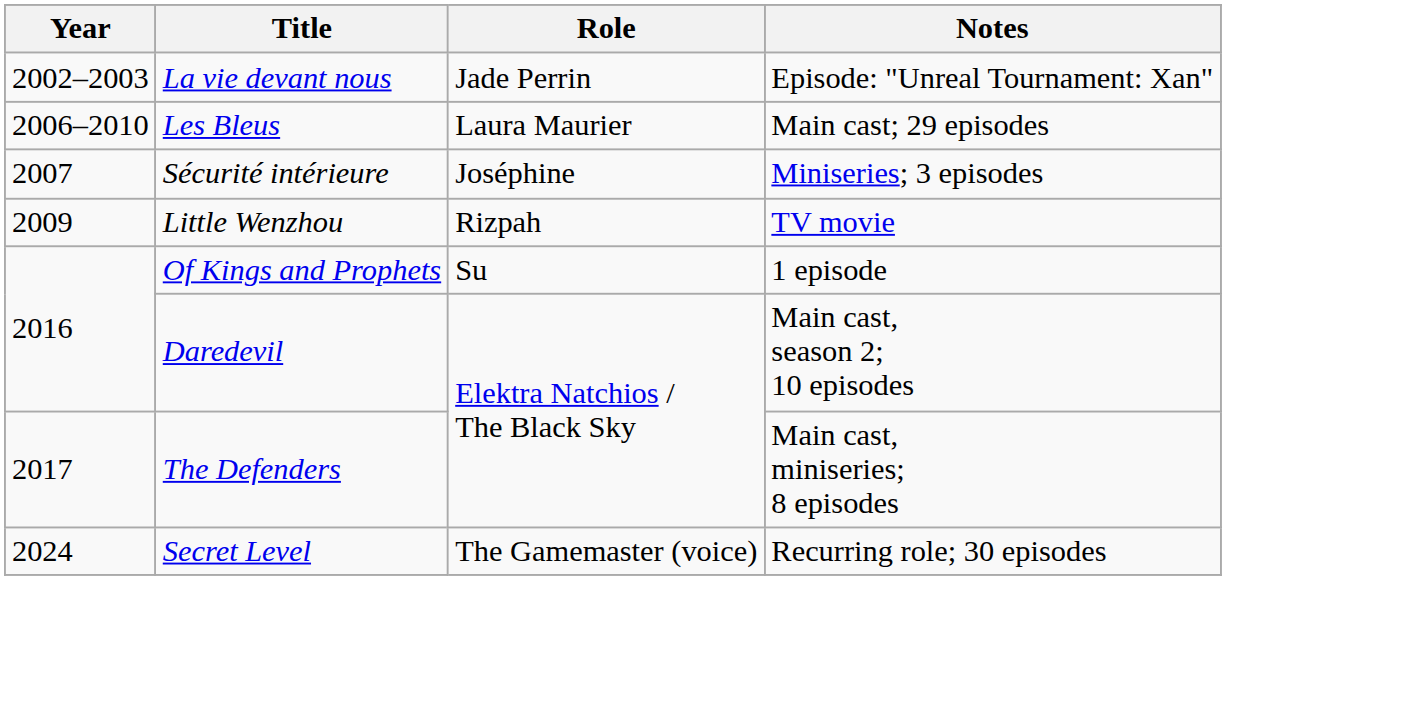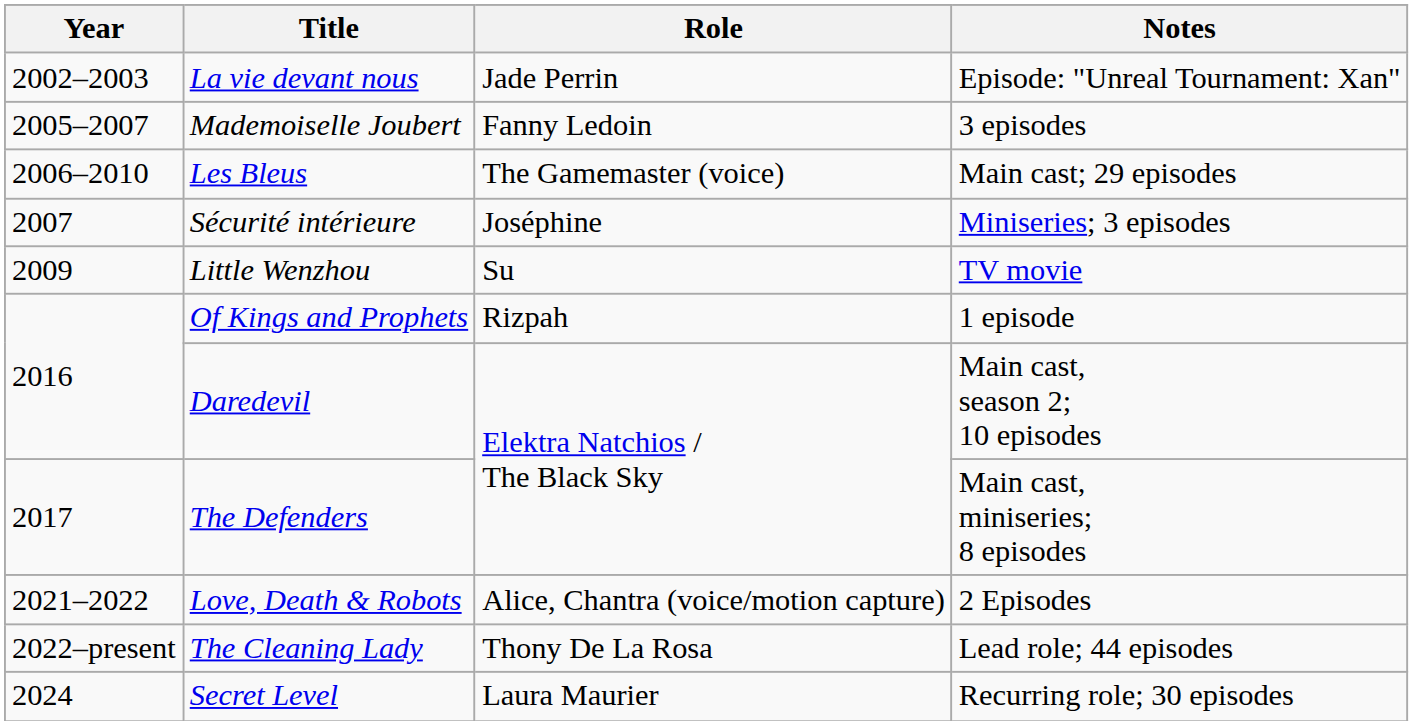+ row: (325, 125)
(543, 125) Laura Maurier -> (633, 173) The Gamemaster (voice)
(498, 221) Rizpah -> (498, 269) Su
(471, 269) Su -> (525, 317) Rizpah
+ row: (326, 599)
+ row: (306, 647)
(606, 551) The Gamemaster (voice) -> (570, 695) Laura Maurier
